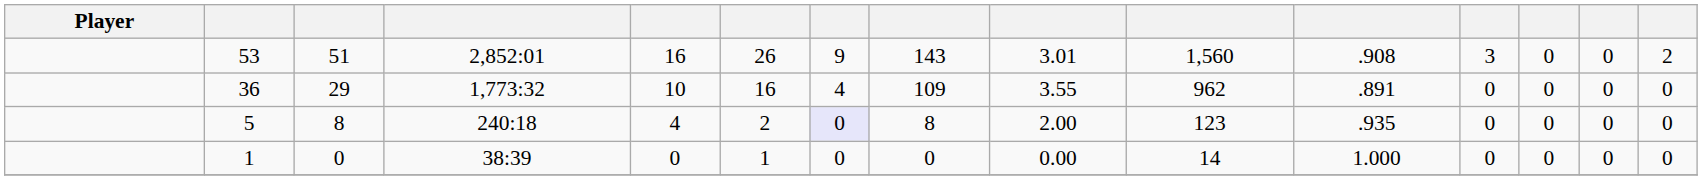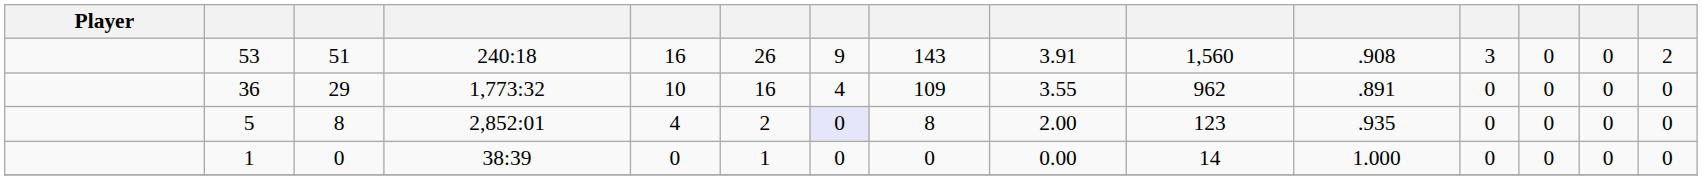(507, 55) 2,852:01 -> (507, 55) 240:18
(1058, 55) 3.01 -> (1058, 55) 3.91
(507, 123) 240:18 -> (507, 123) 2,852:01
